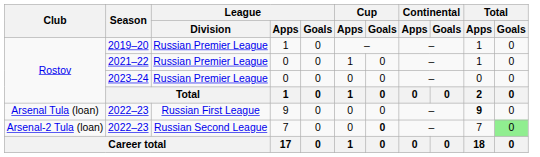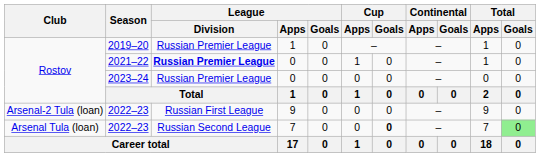(211, 62) normal -> (214, 62) bold
(55, 111) Arsenal Tula (loan) -> (55, 111) Arsenal-2 Tula (loan)
(479, 111) bold -> (486, 111) normal
(55, 128) Arsenal-2 Tula (loan) -> (55, 128) Arsenal Tula (loan)
